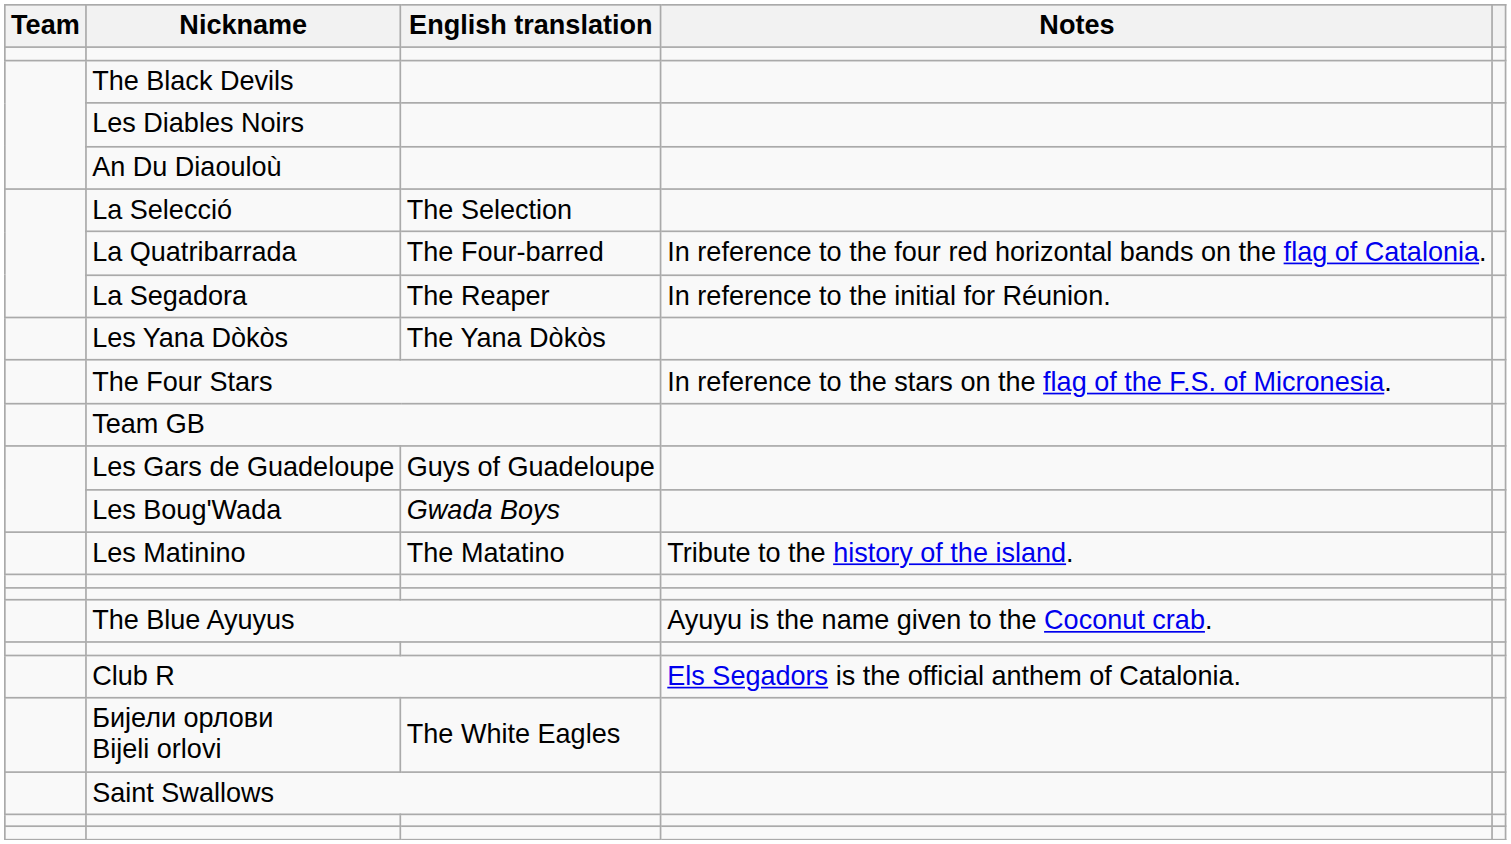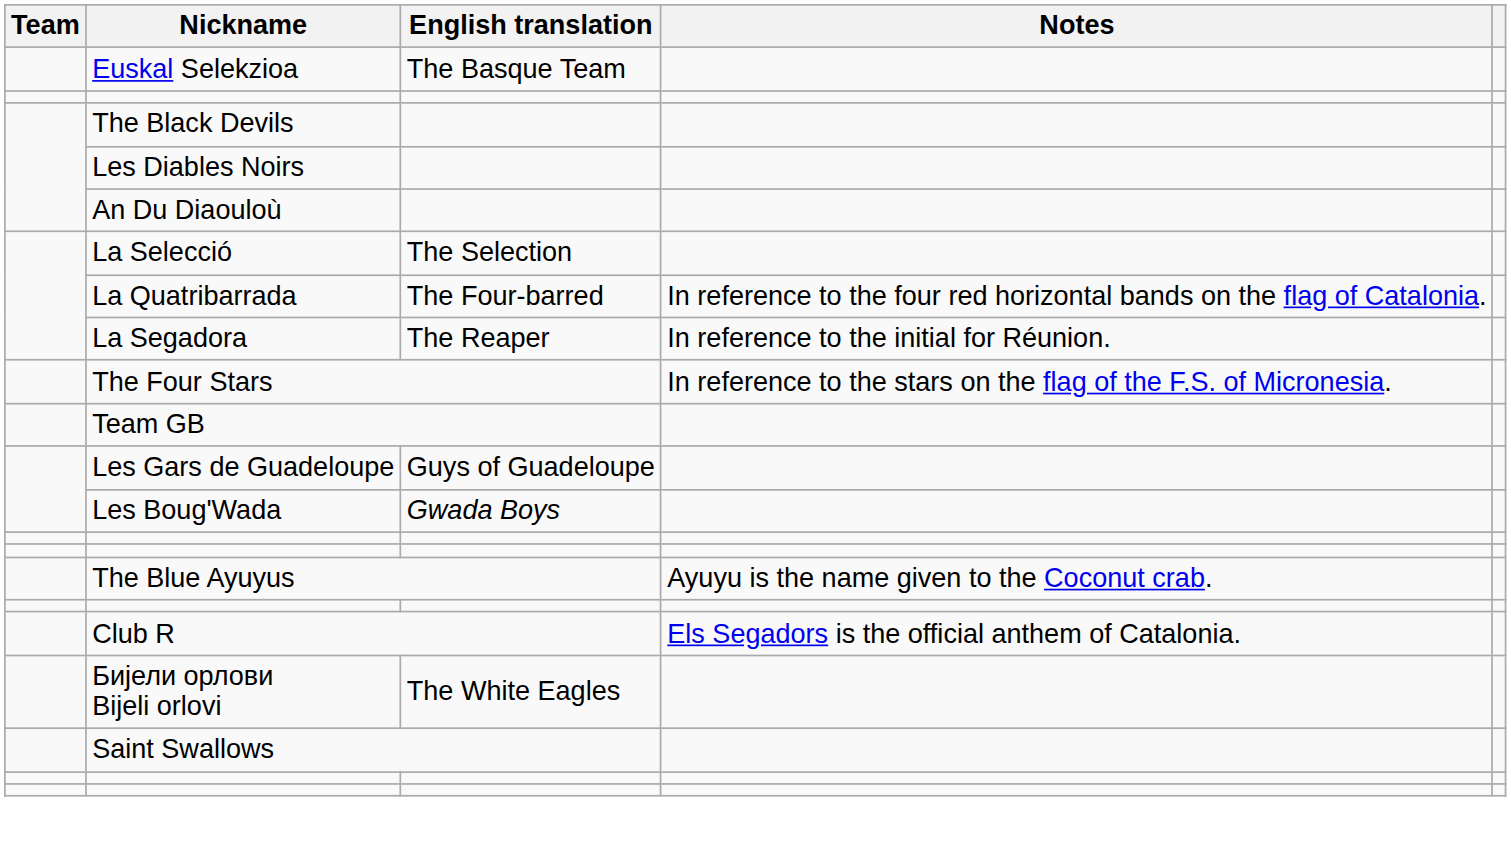+ row: (195, 68)
- row: (190, 338)
- row: (169, 553)
